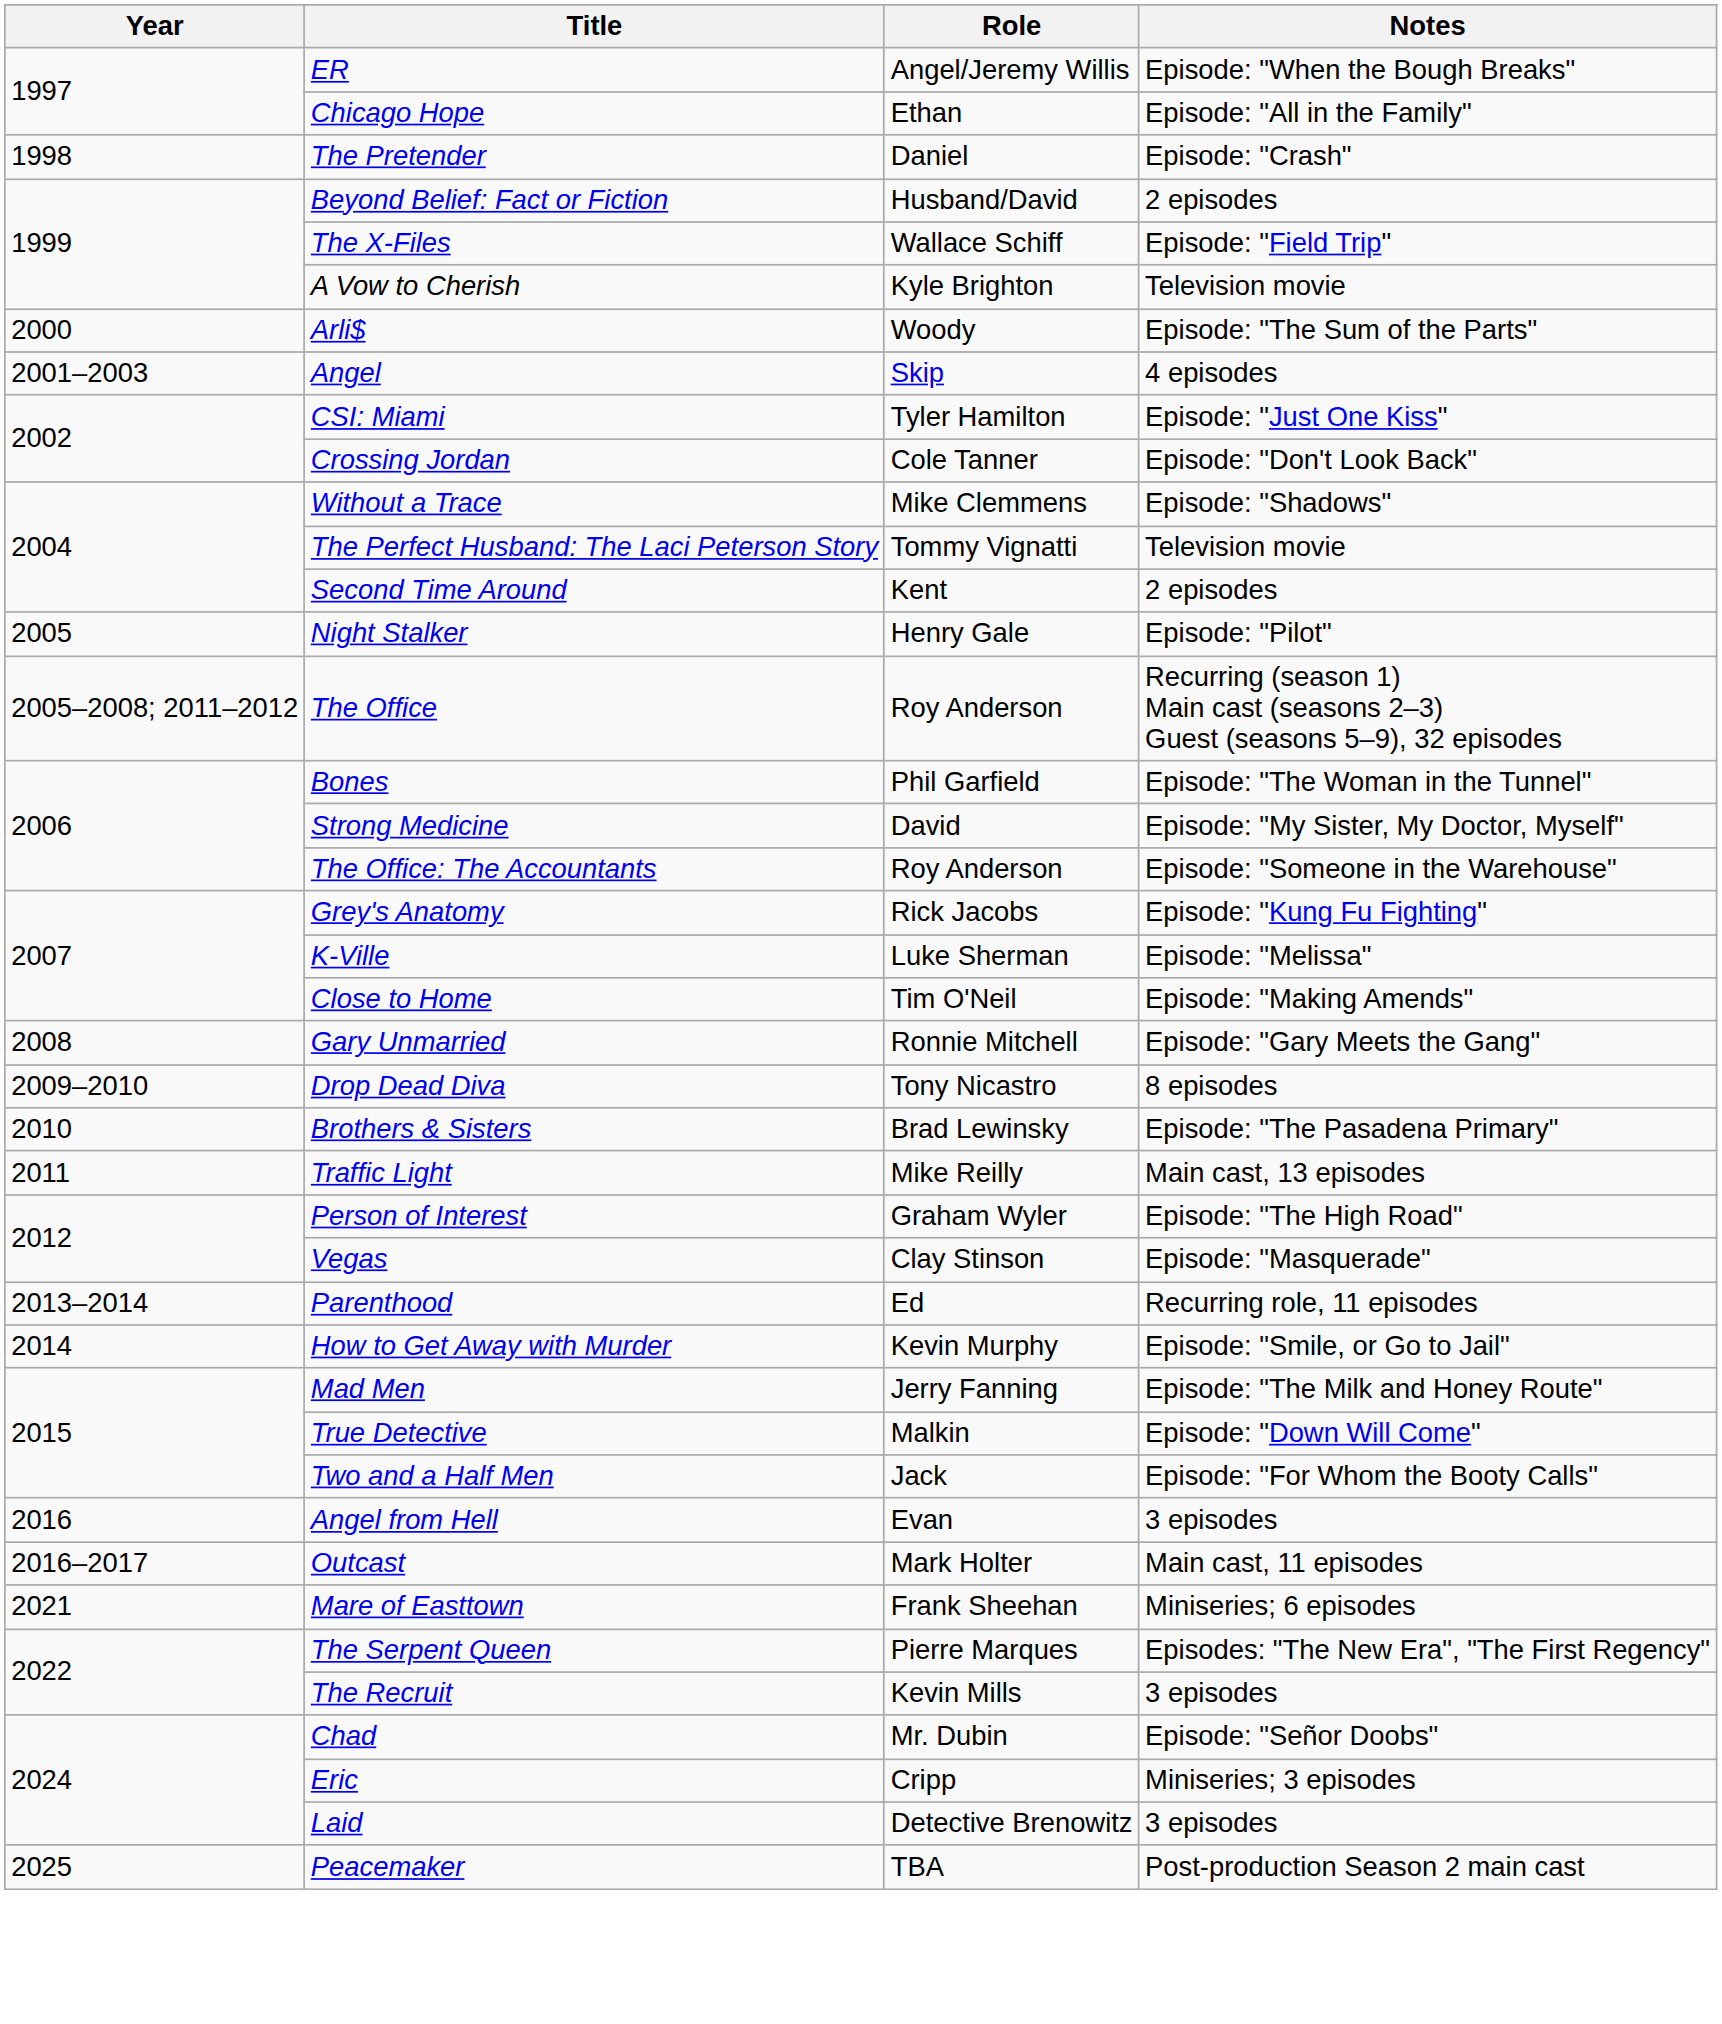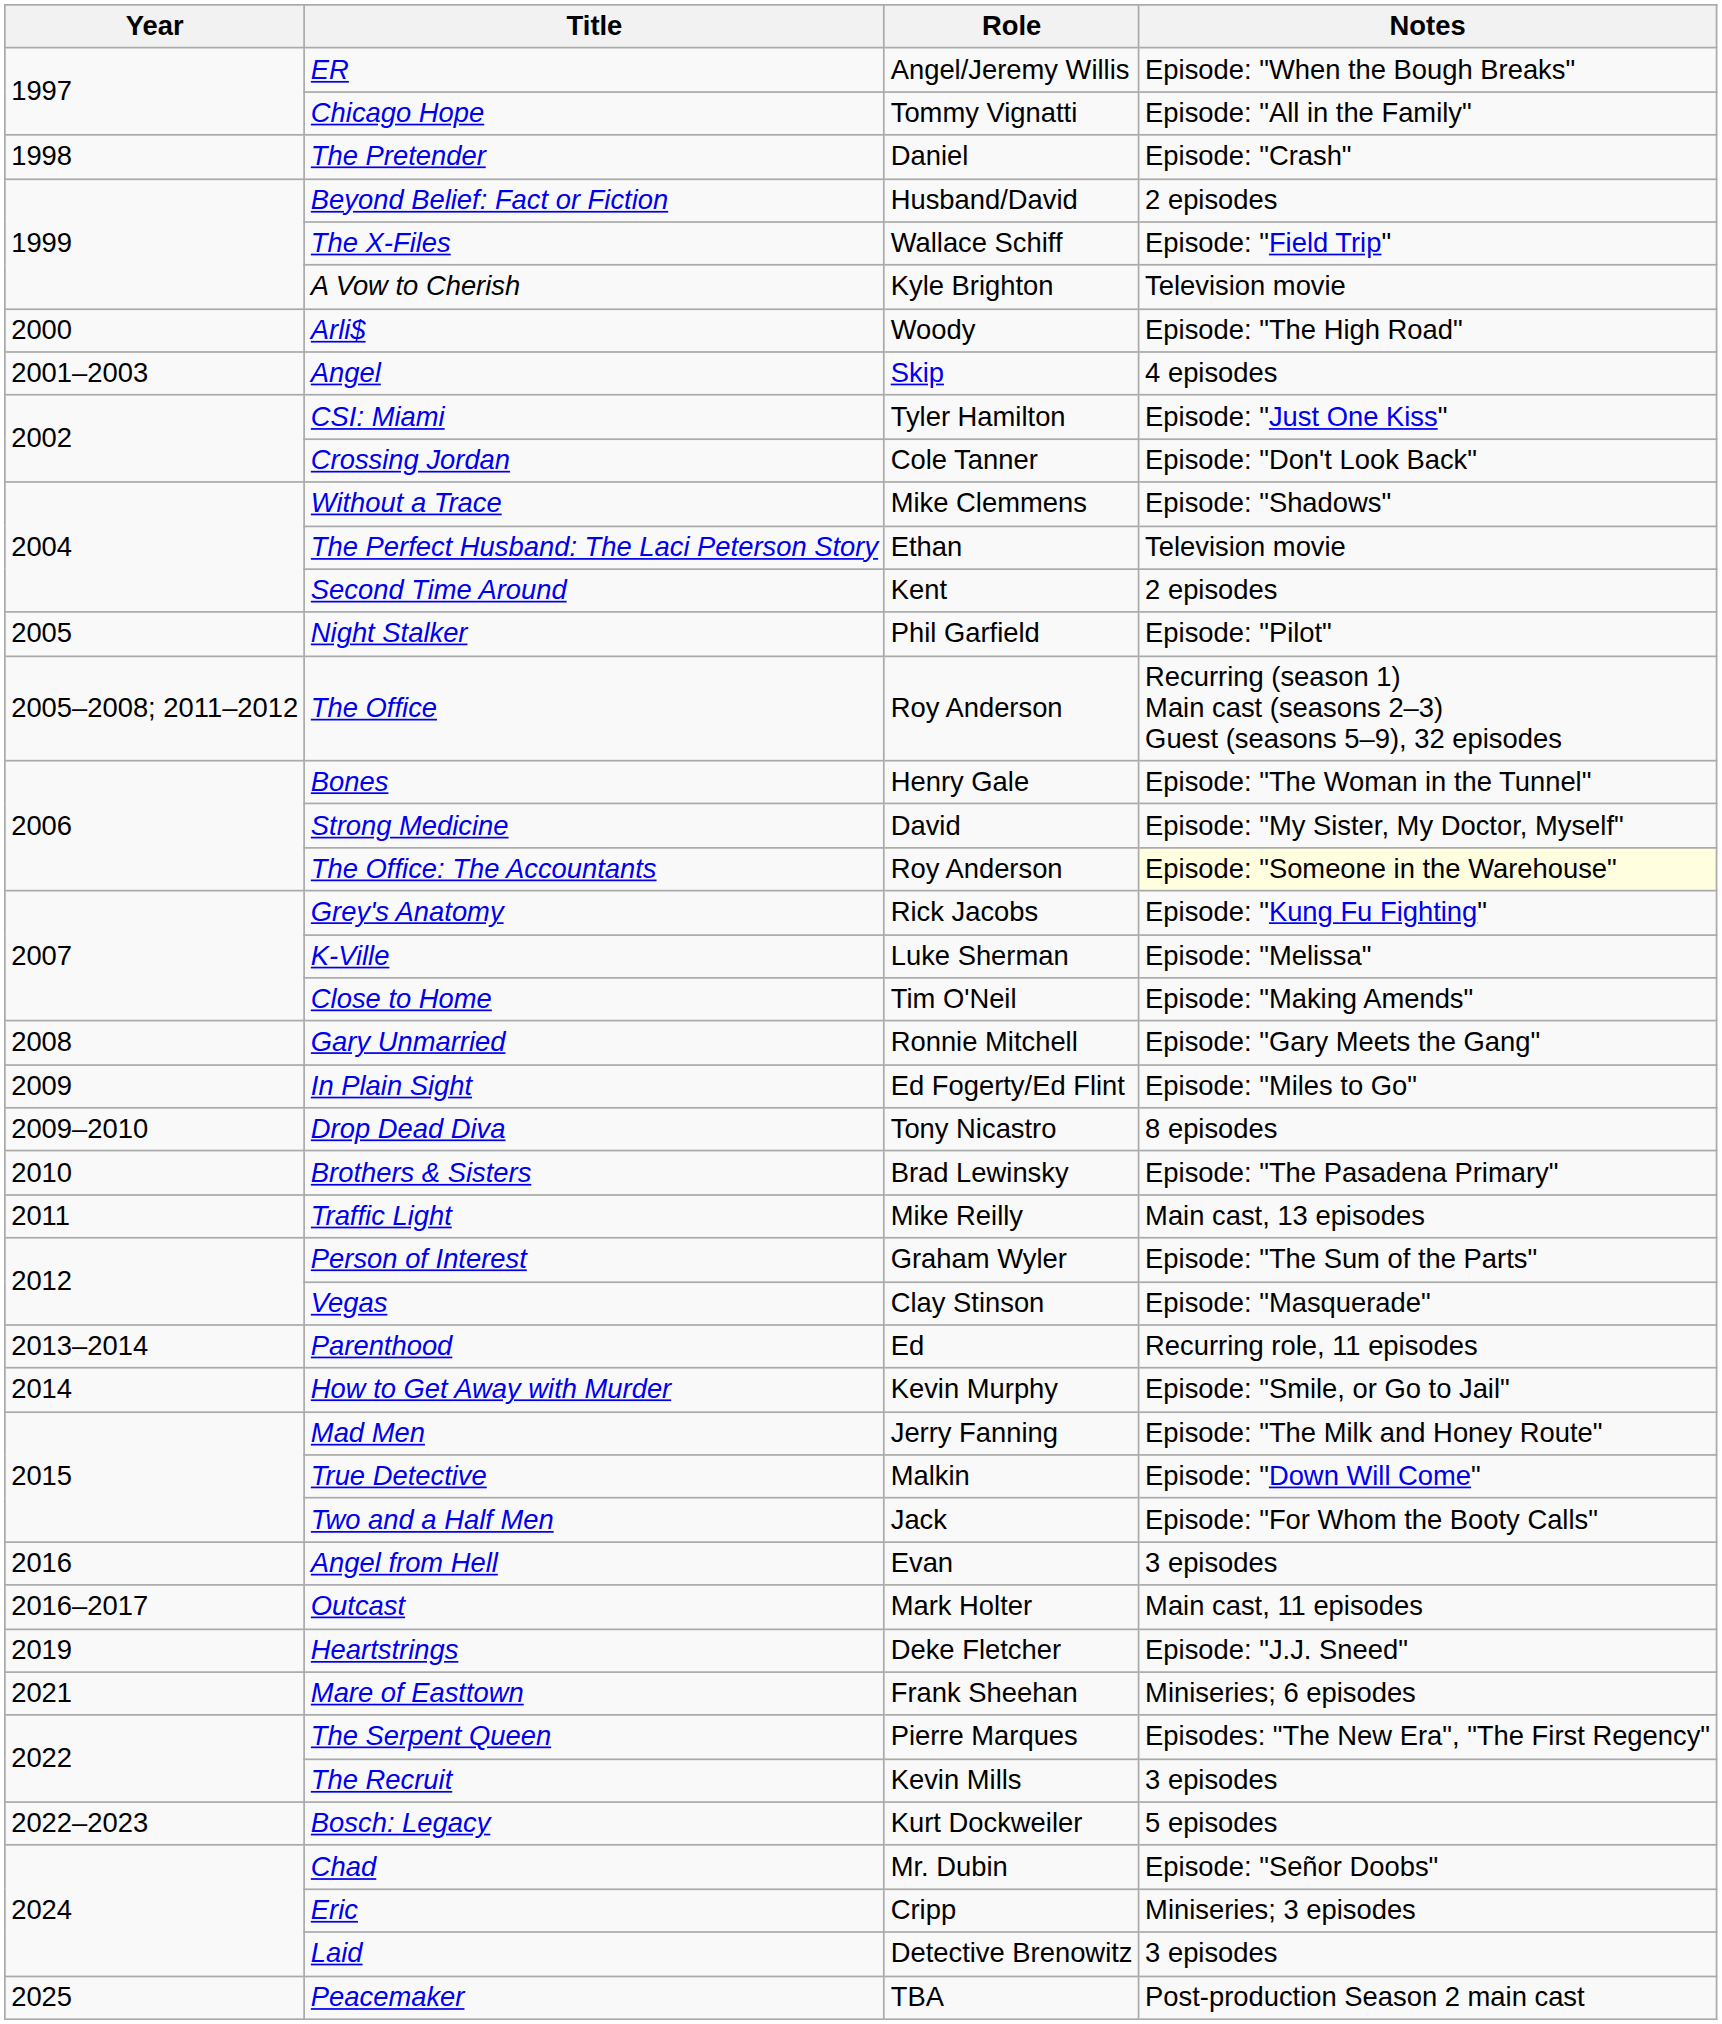(926, 112) Ethan -> (984, 112) Tommy Vignatti
(1341, 329) Episode: "The Sum of the Parts" -> (1304, 329) Episode: "The High Road"
(984, 546) Tommy Vignatti -> (926, 546) Ethan
(960, 633) Henry Gale -> (965, 633) Phil Garfield
(965, 782) Phil Garfield -> (960, 782) Henry Gale
(1381, 868) no background -> (1381, 868) lightyellow background
+ row: (391, 1085)
(1304, 1215) Episode: "The High Road" -> (1341, 1259) Episode: "The Sum of the Parts"
+ row: (385, 1649)
+ row: (401, 1823)
